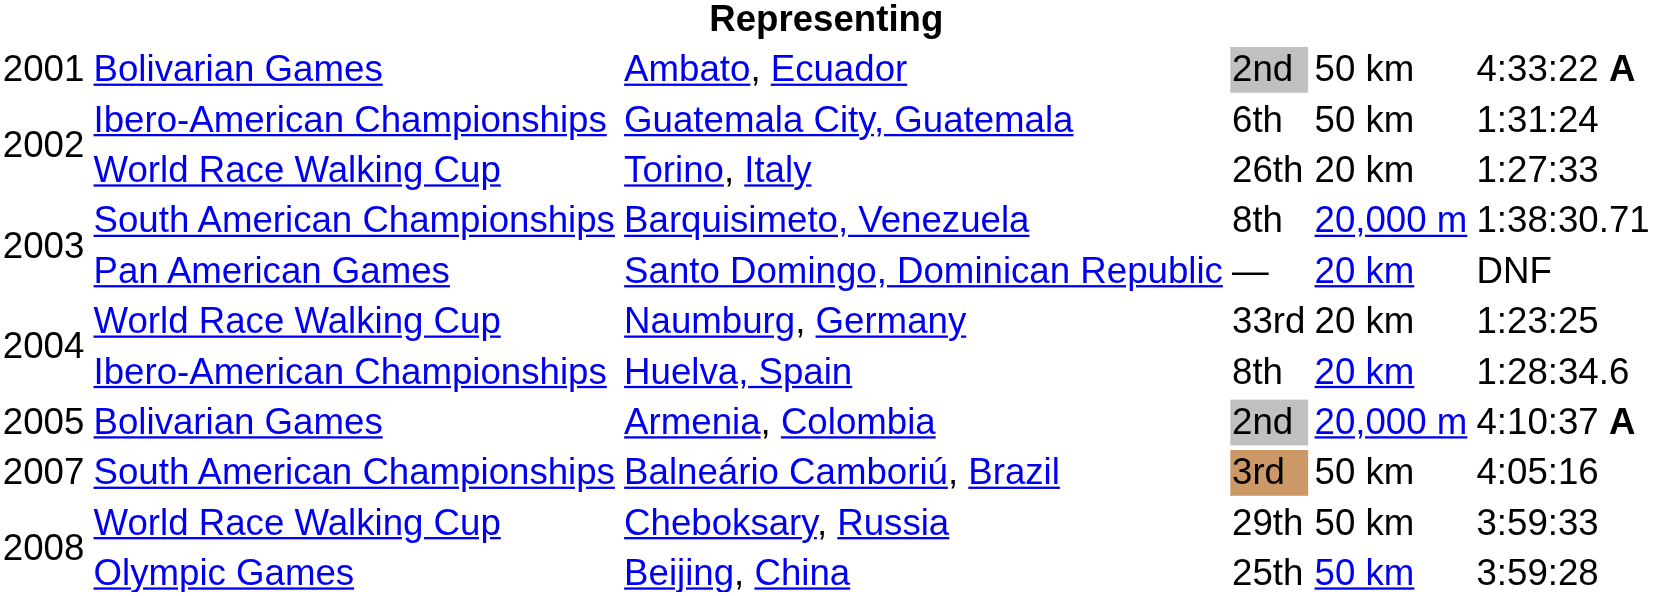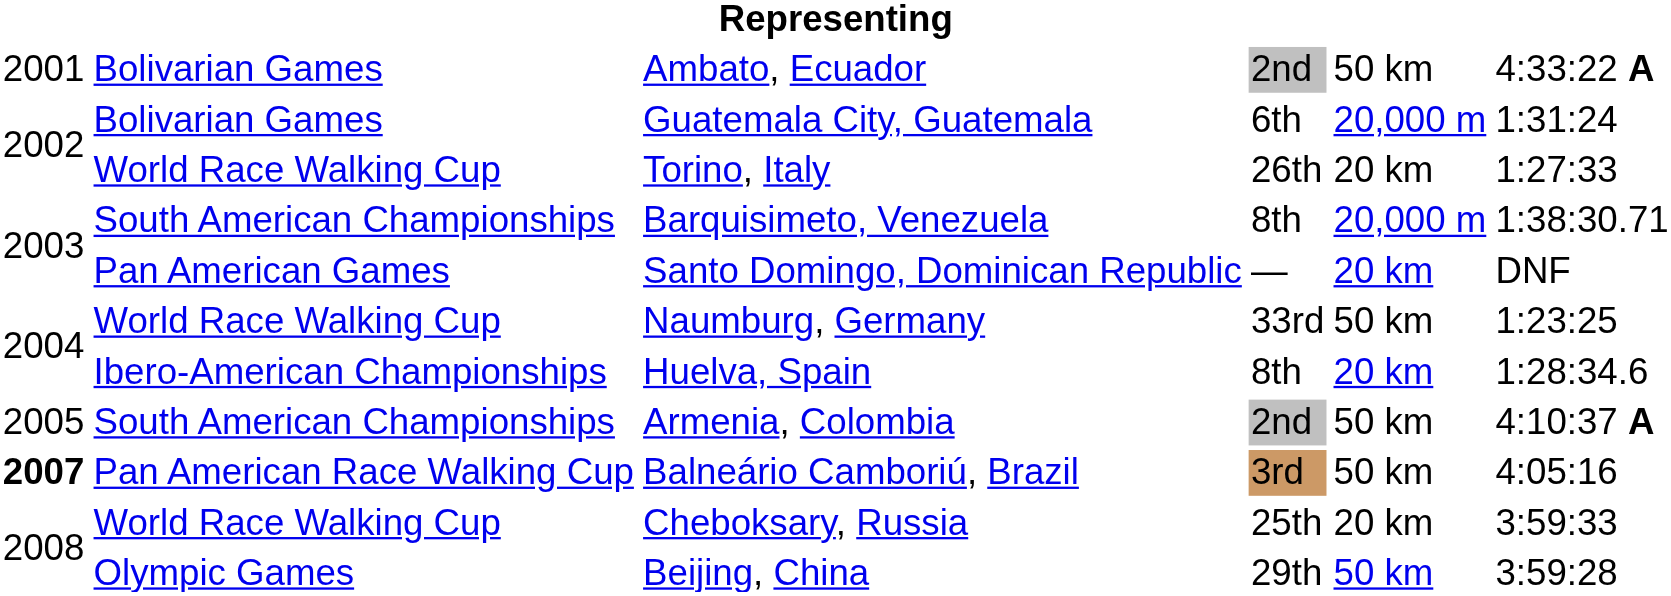(350, 119) Ibero-American Championships -> (238, 119) Bolivarian Games
(1364, 119) 50 km -> (1410, 119) 20,000 m
(1364, 321) 20 km -> (1383, 321) 50 km
(238, 421) Bolivarian Games -> (354, 421) South American Championships
(1391, 421) 20,000 m -> (1383, 421) 50 km
(44, 472) normal -> (44, 472) bold
(354, 472) South American Championships -> (364, 472) Pan American Race Walking Cup
(1268, 522) 29th -> (1287, 522) 25th
(1364, 522) 50 km -> (1383, 522) 20 km
(1268, 573) 25th -> (1287, 573) 29th
